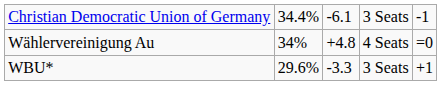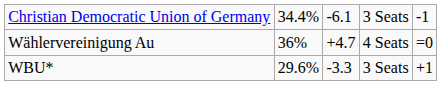(292, 42) 34% -> (292, 42) 36%
(341, 42) +4.8 -> (341, 42) +4.7
